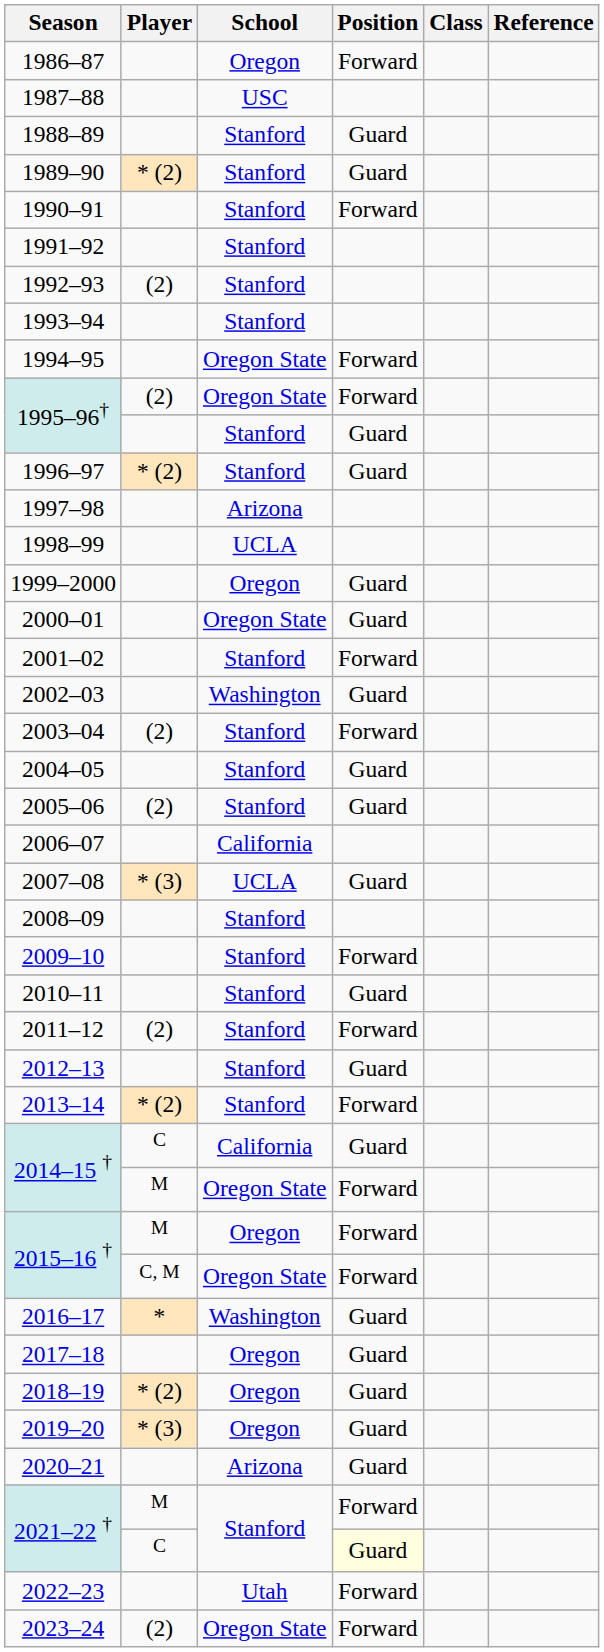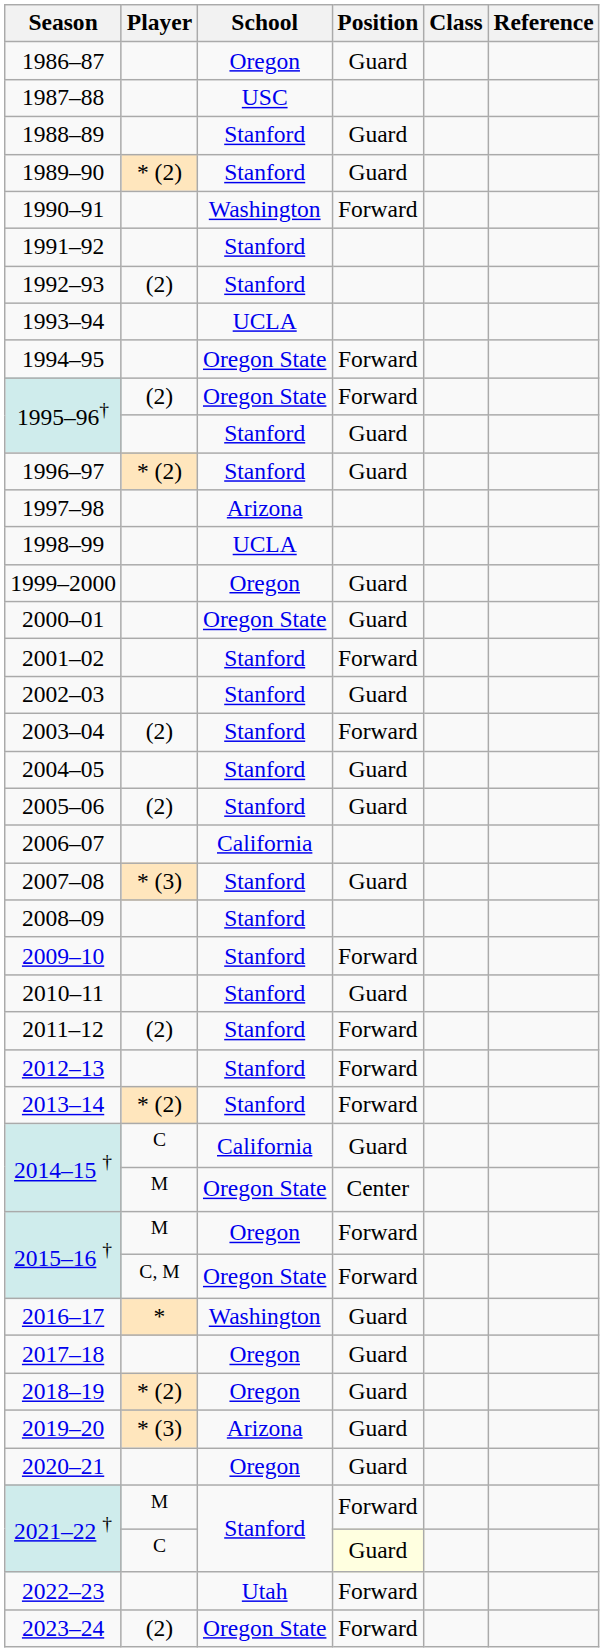(378, 60) Forward -> (378, 60) Guard
(265, 209) Stanford -> (265, 209) Washington
(265, 321) Stanford -> (265, 321) UCLA
(265, 694) Washington -> (265, 694) Stanford
(265, 881) UCLA -> (265, 881) Stanford
(378, 1067) Guard -> (378, 1067) Forward
(378, 1189) Forward -> (378, 1189) Center
(265, 1428) Oregon -> (265, 1428) Arizona
(265, 1466) Arizona -> (265, 1466) Oregon
